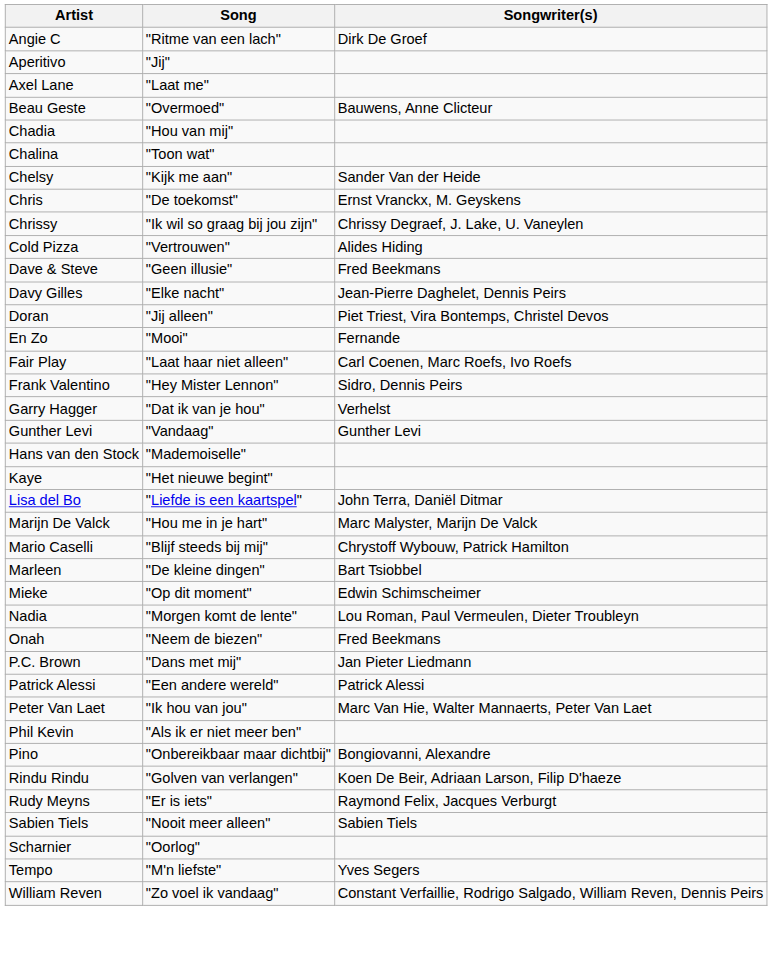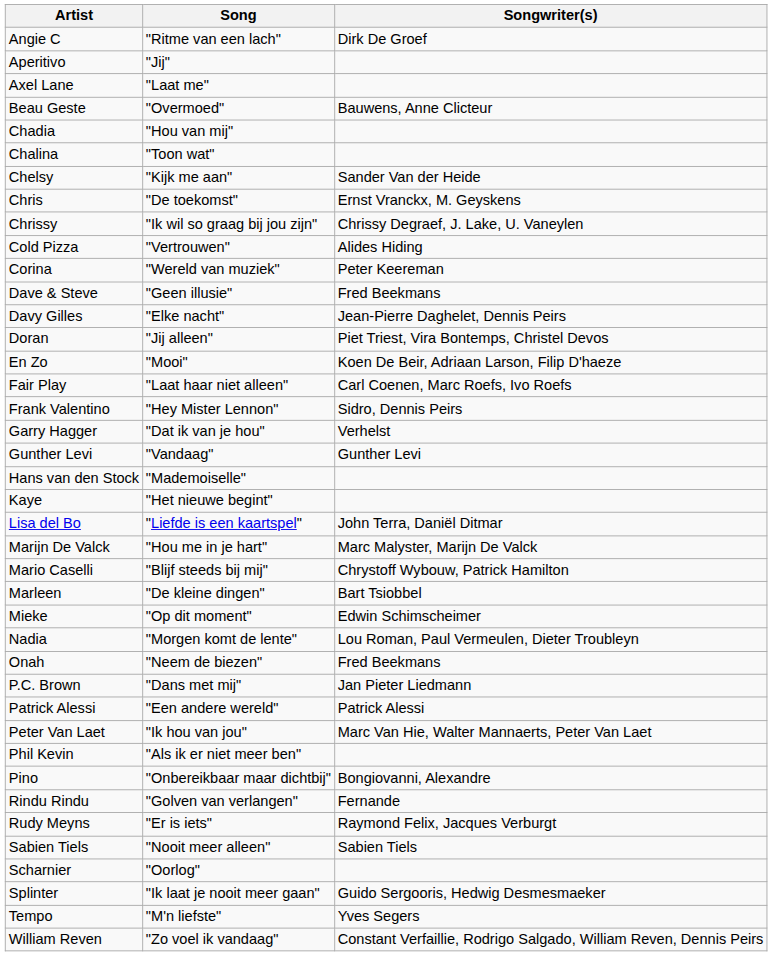+ row: (30, 270)
(369, 339) Fernande -> (480, 362) Koen De Beir, Adriaan Larson, Filip D'haeze
(480, 778) Koen De Beir, Adriaan Larson, Filip D'haeze -> (369, 801) Fernande
+ row: (34, 893)
